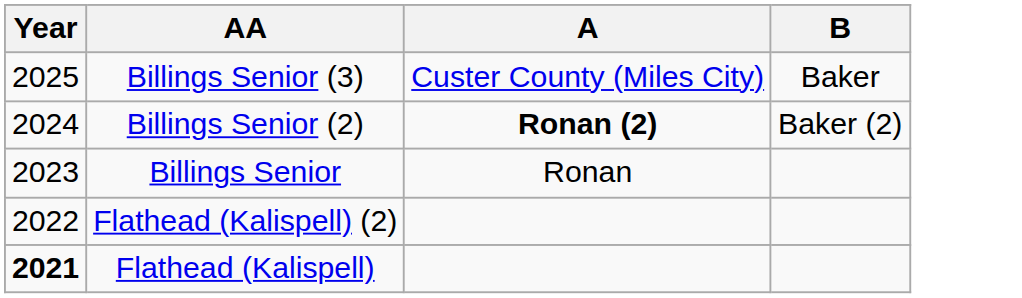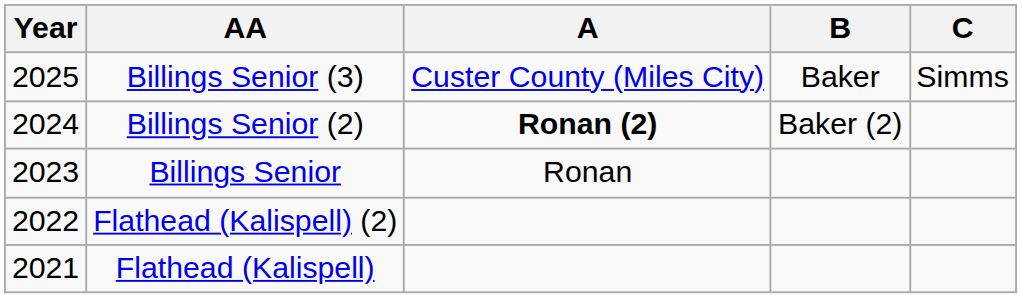+ column: (963, 28)
(46, 268) bold -> (46, 268) normal
